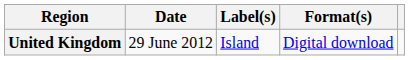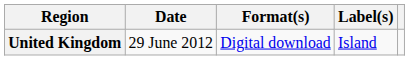columns swapped: (338, 17) <-> (248, 17)
